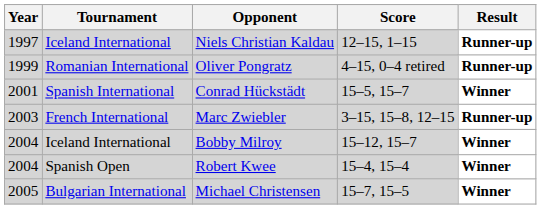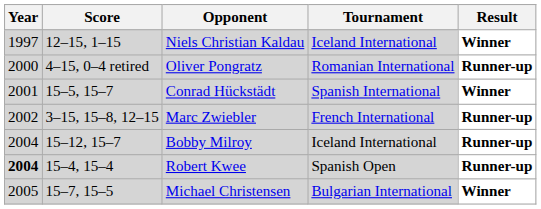columns swapped: (117, 17) <-> (398, 17)
(497, 42) Runner-up -> (486, 42) Winner
(23, 67) 1999 -> (23, 67) 2000
(23, 117) 2003 -> (23, 117) 2002
(486, 142) Winner -> (497, 142) Runner-up
(23, 166) normal -> (23, 166) bold
(486, 166) Winner -> (497, 166) Runner-up
